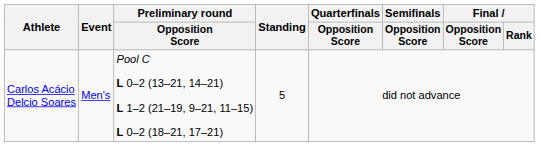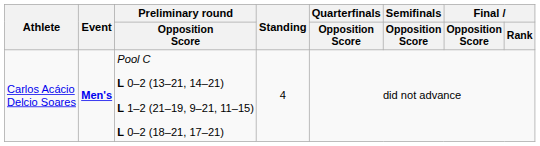(96, 96) normal -> (97, 96) bold
(282, 96) 5 -> (283, 96) 4
